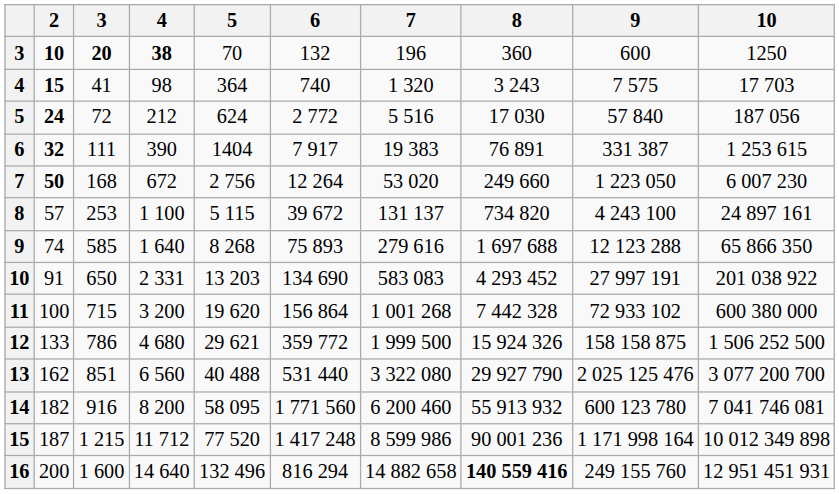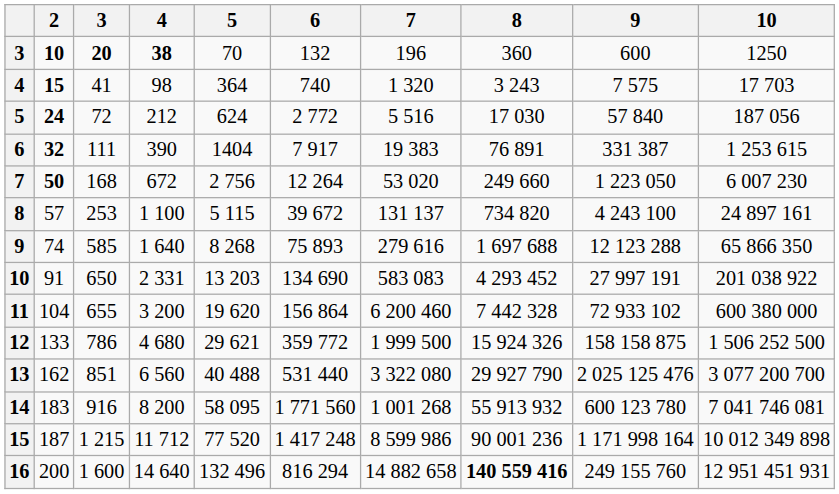(54, 310) 100 -> (54, 310) 104
(102, 310) 715 -> (102, 310) 655
(411, 310) 1 001 268 -> (411, 310) 6 200 460
(54, 407) 182 -> (54, 407) 183
(411, 407) 6 200 460 -> (411, 407) 1 001 268
